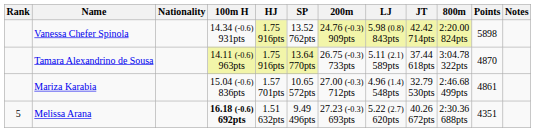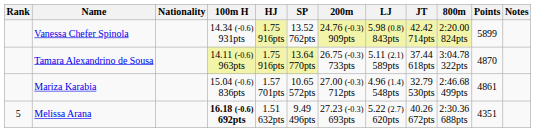(487, 33) 5898 -> (487, 33) 5899
